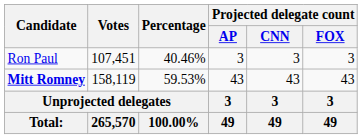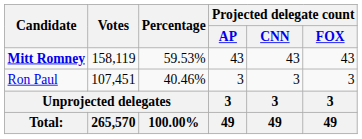rows swapped: (46, 79) <-> (33, 58)
